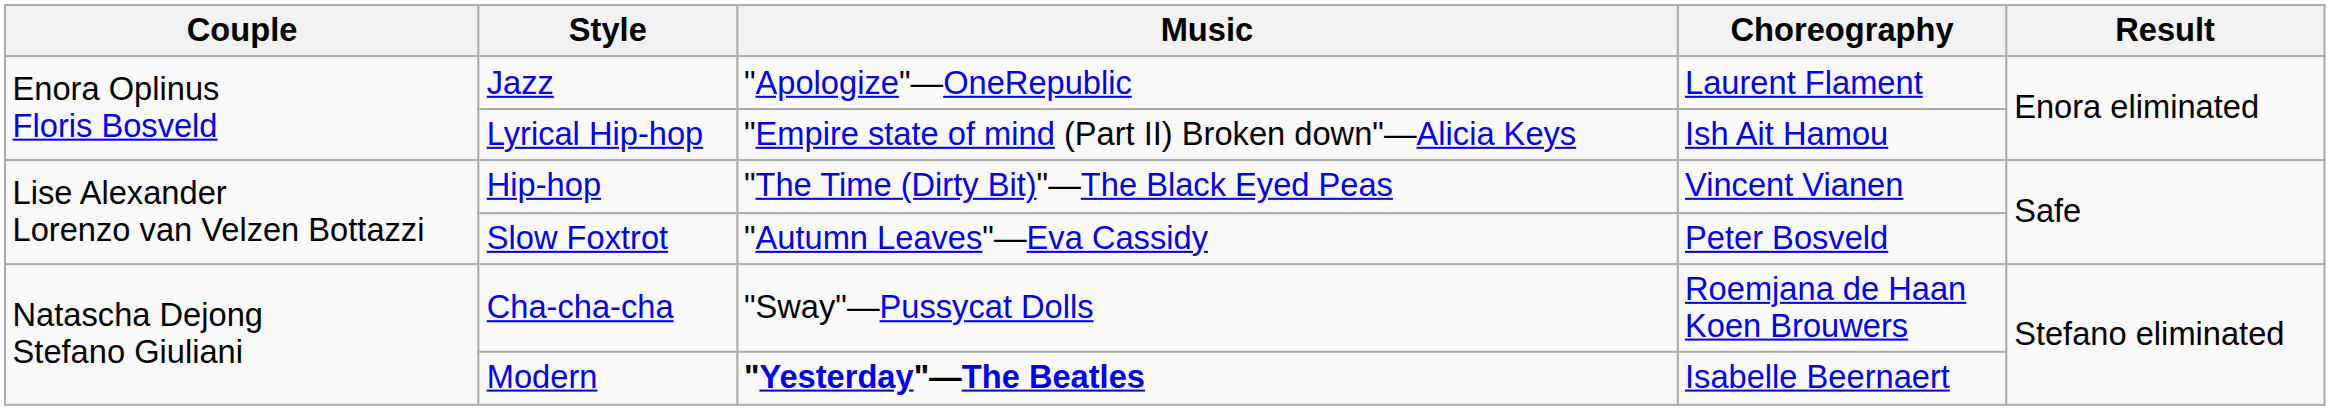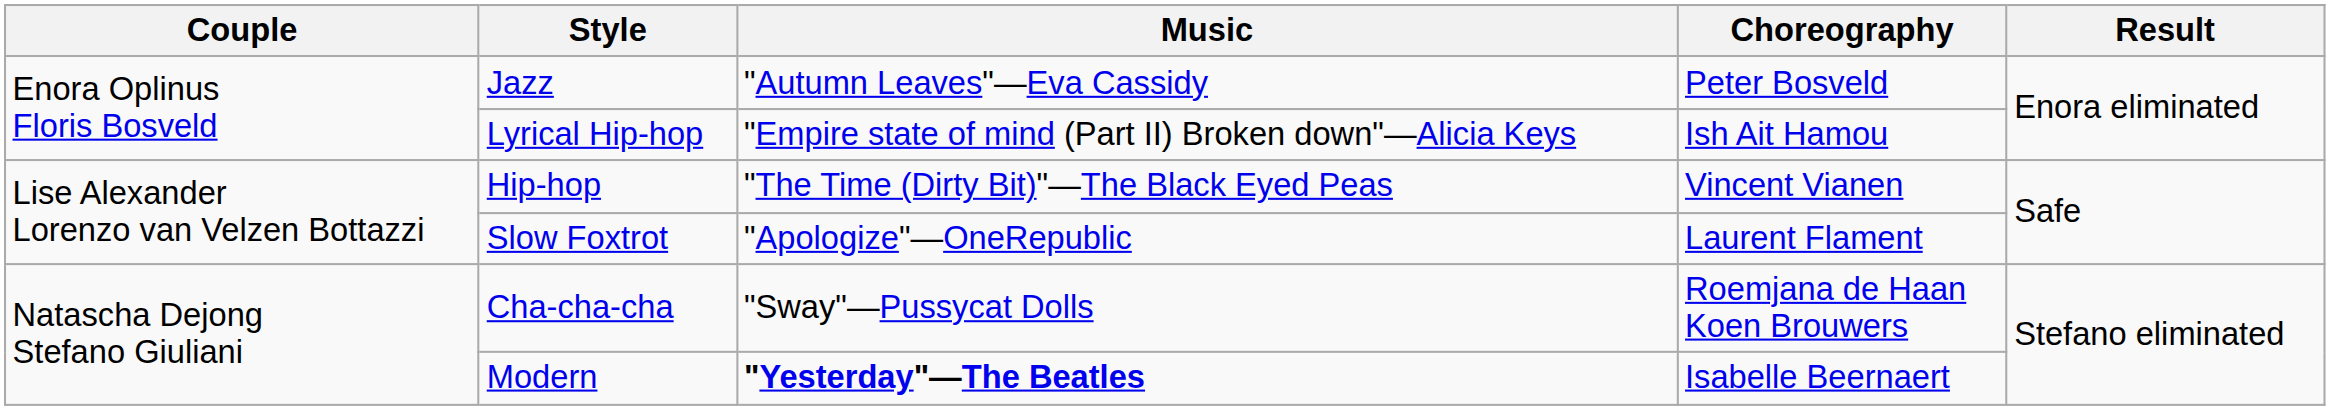(938, 82) "Apologize"—OneRepublic -> (976, 82) "Autumn Leaves"—Eva Cassidy
(1804, 82) Laurent Flament -> (1787, 82) Peter Bosveld
(976, 237) "Autumn Leaves"—Eva Cassidy -> (938, 237) "Apologize"—OneRepublic
(1787, 237) Peter Bosveld -> (1804, 237) Laurent Flament
